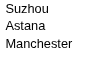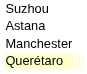+ row: (34, 61)
